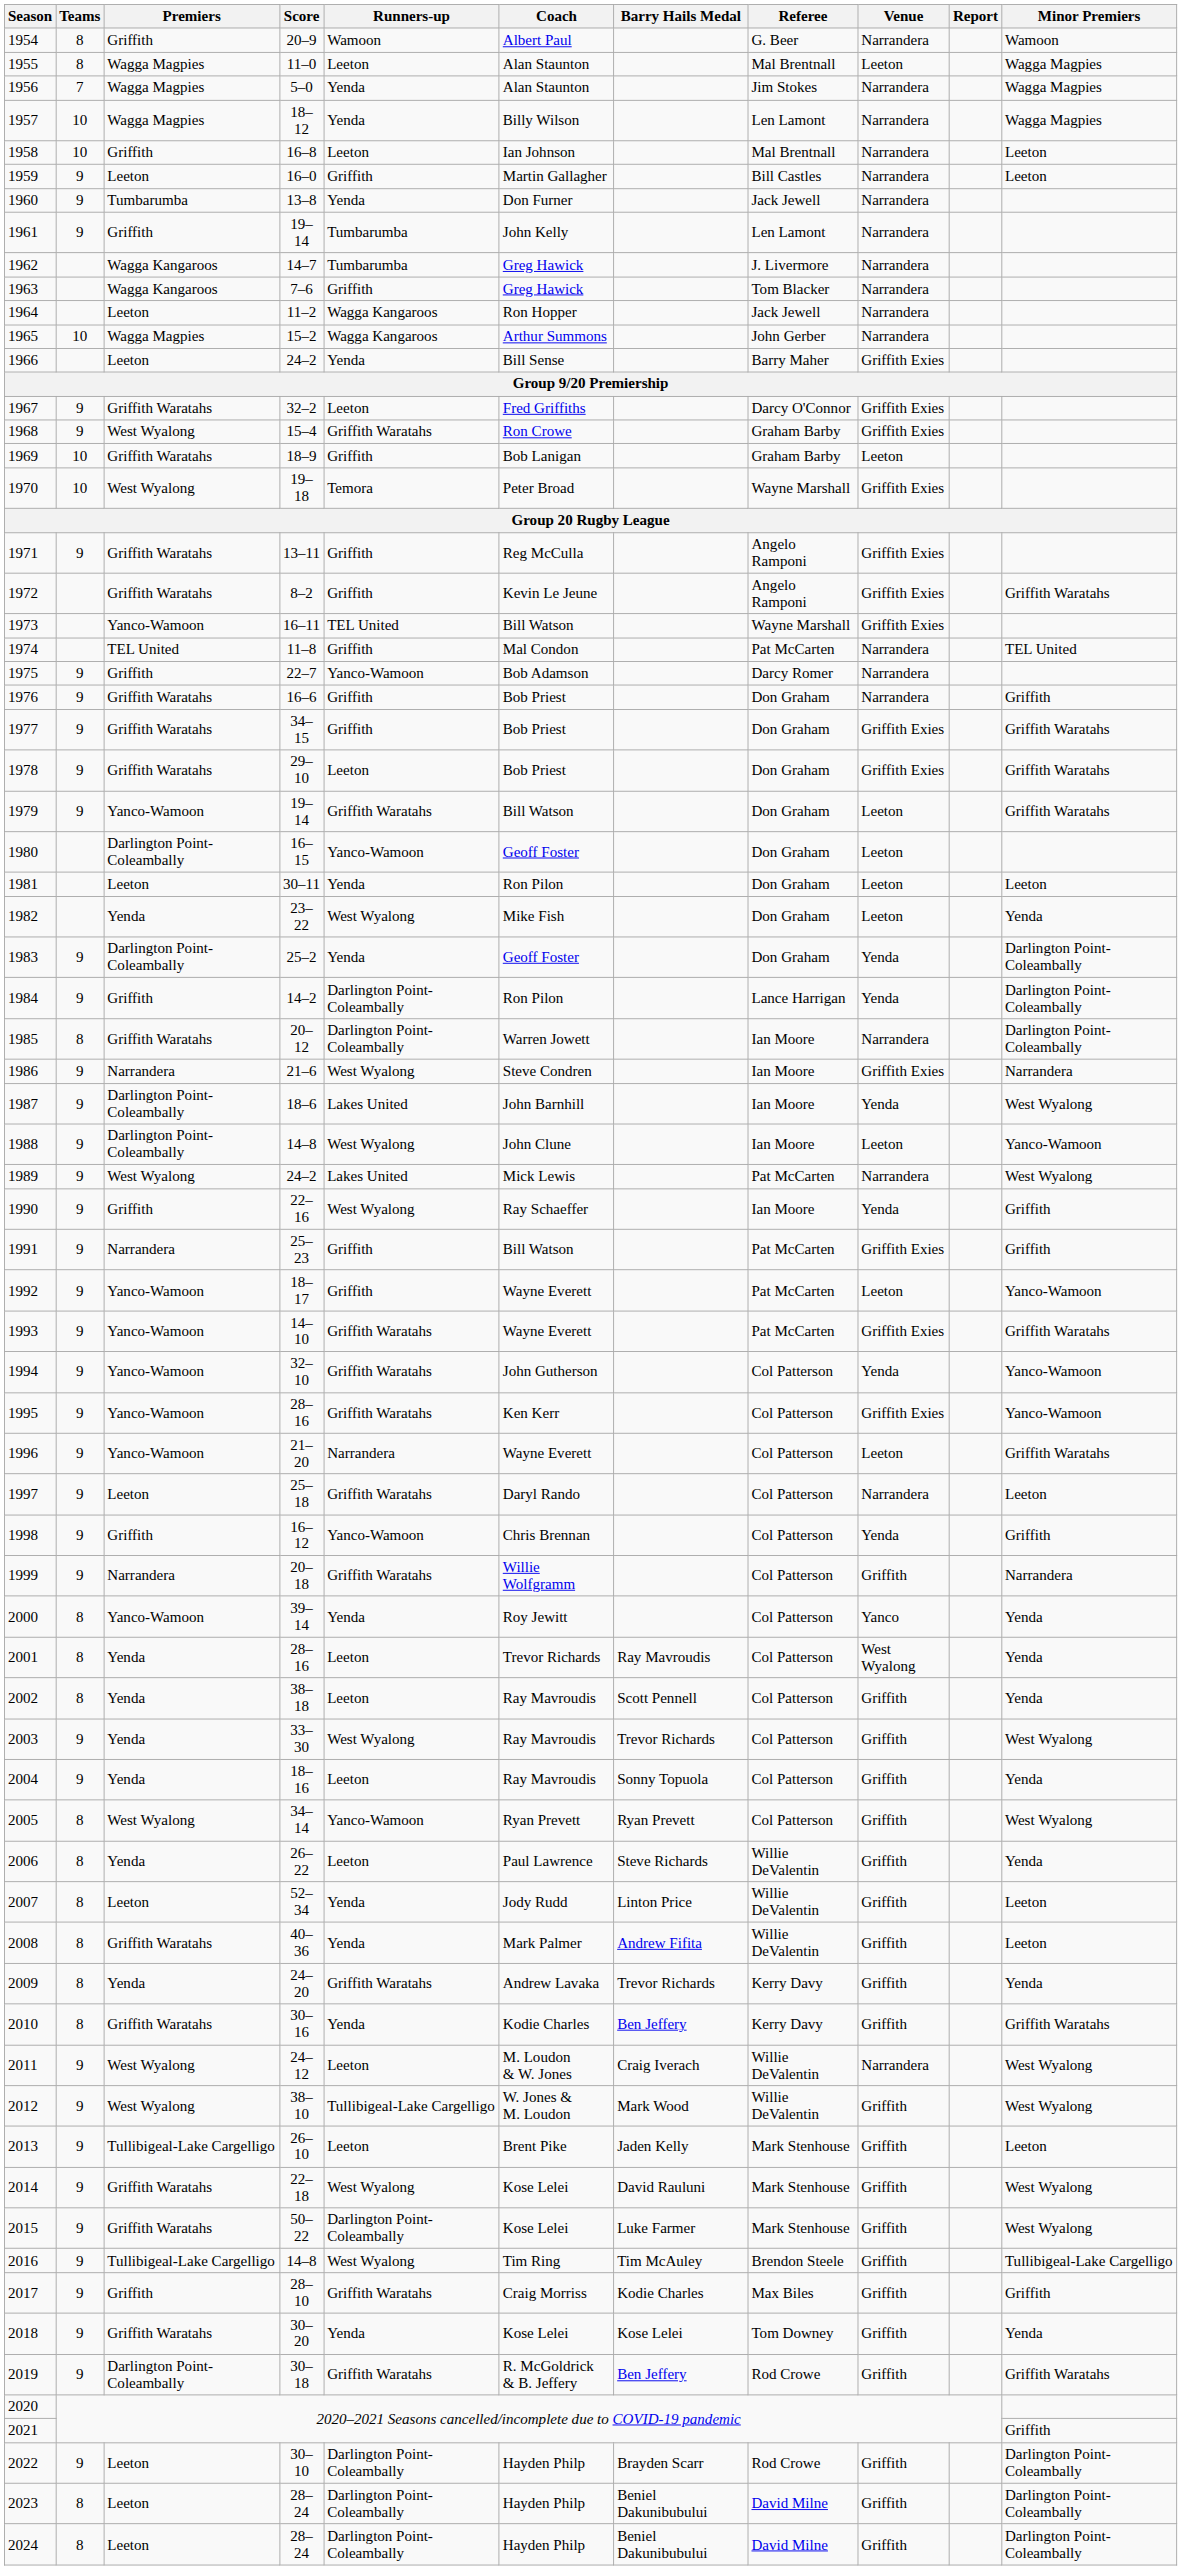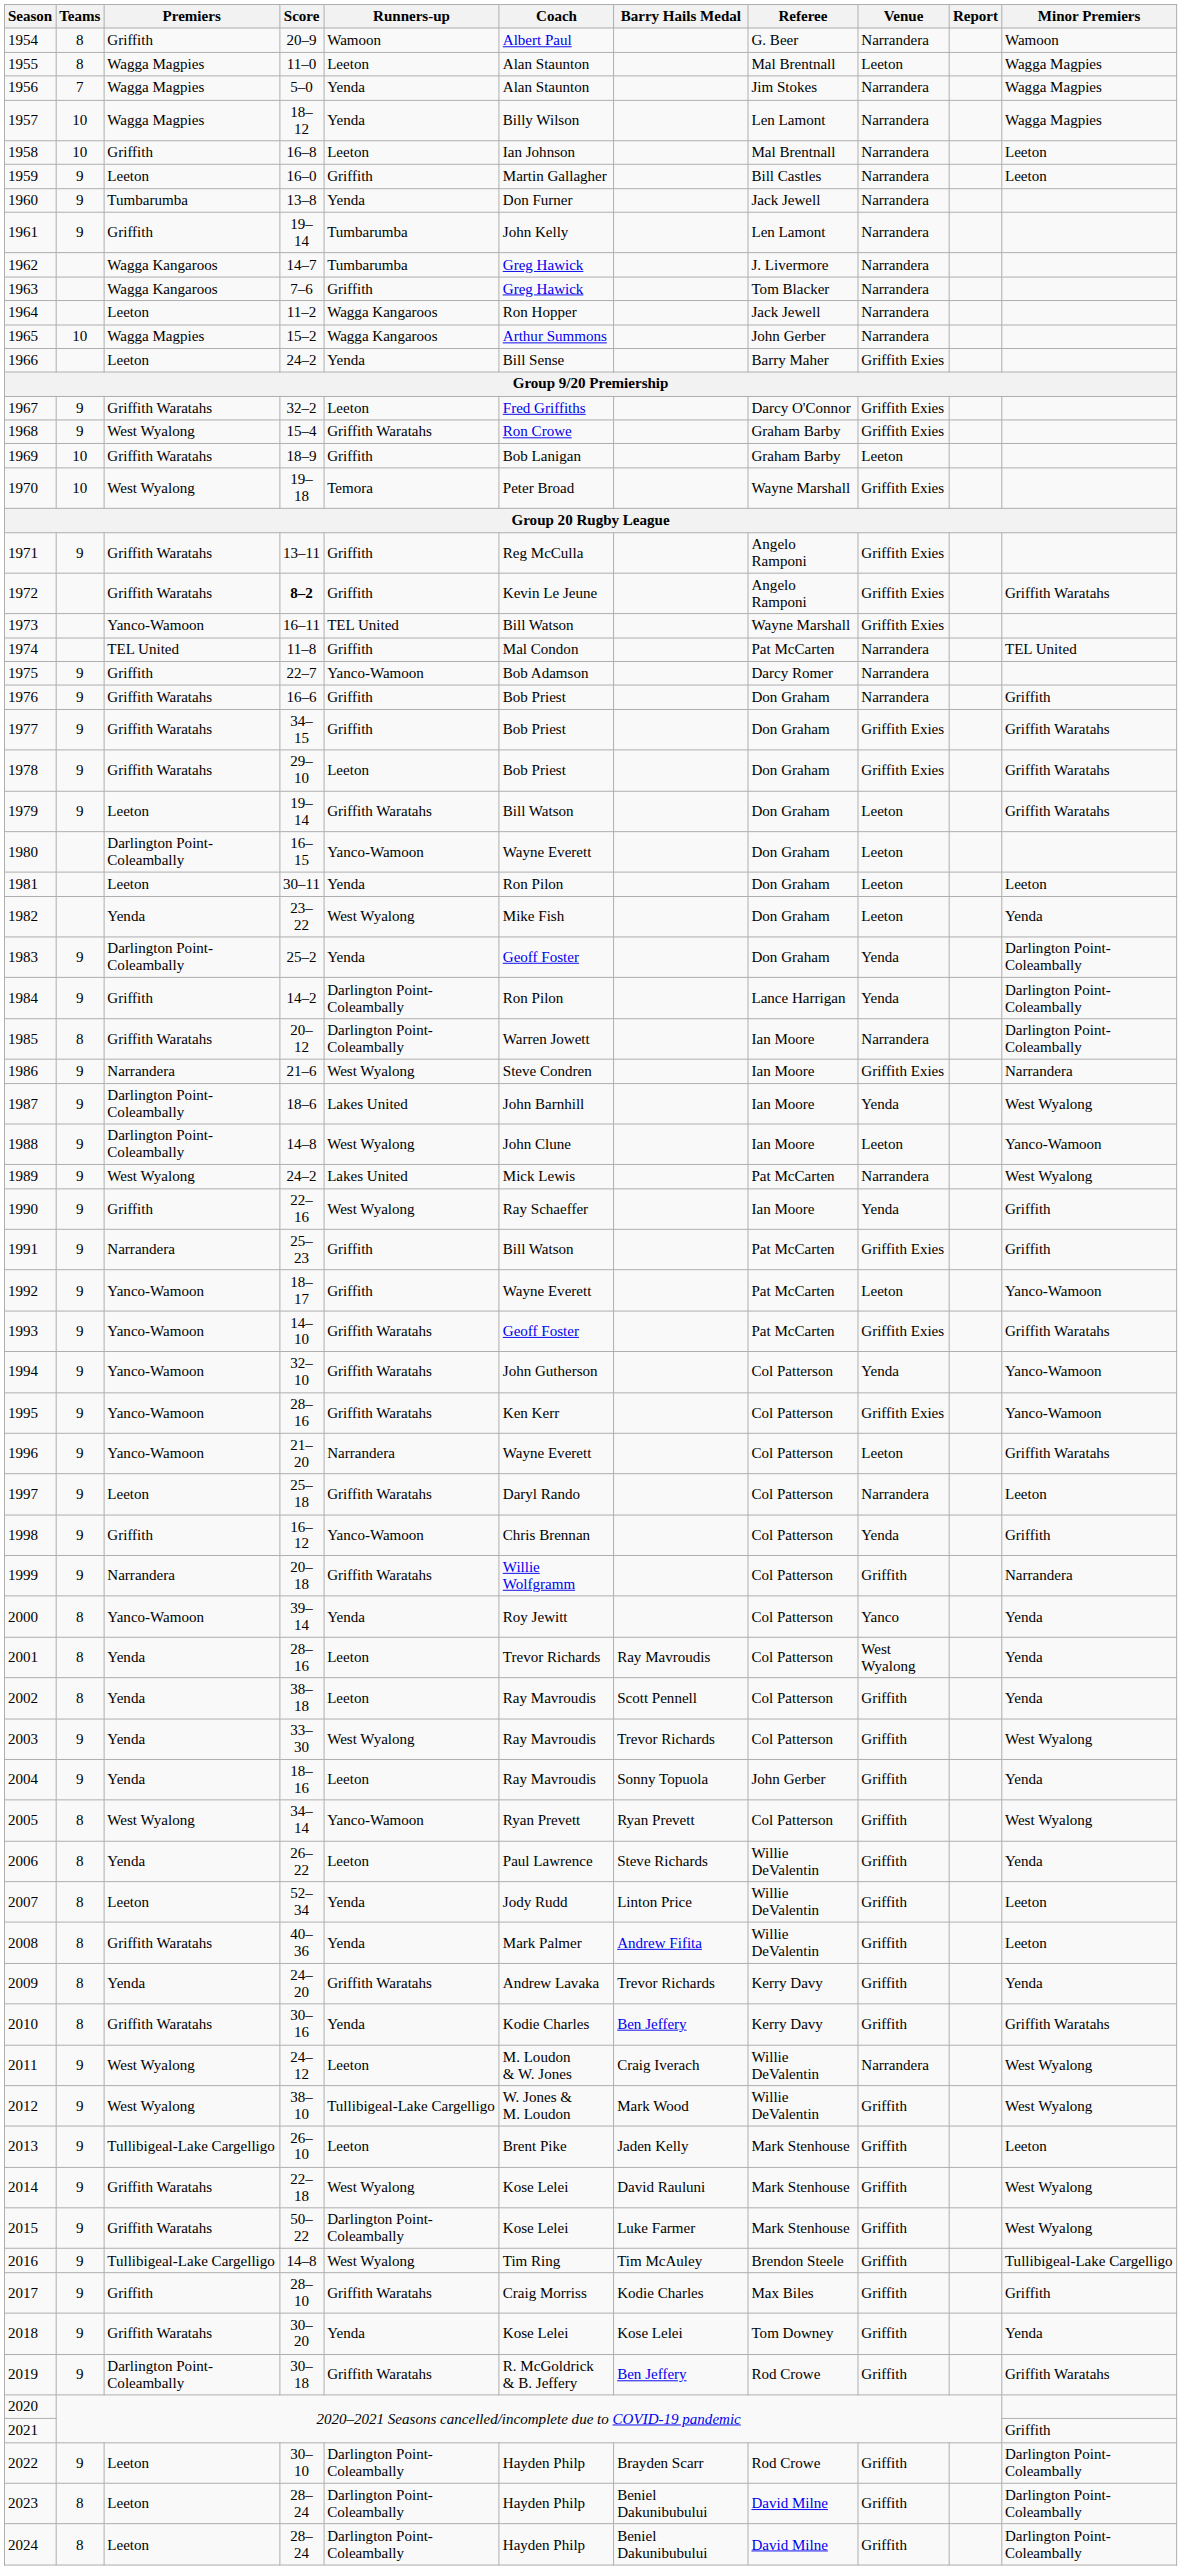(302, 593) normal -> (302, 593) bold
(156, 811) Yanco-Wamoon -> (128, 811) Leeton
(541, 851) Geoff Foster -> (547, 851) Wayne Everett
(547, 1331) Wayne Everett -> (541, 1331) Geoff Foster
(792, 1779) Col Patterson -> (788, 1779) John Gerber
